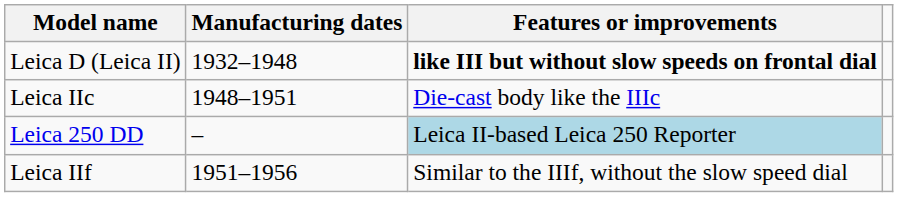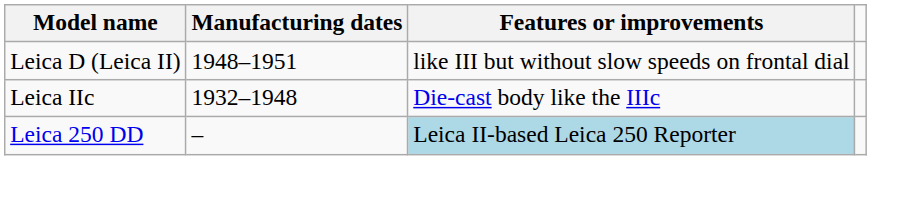(244, 60) 1932–1948 -> (244, 60) 1948–1951
(645, 60) bold -> (631, 60) normal
(244, 97) 1948–1951 -> (244, 97) 1932–1948
- row: (51, 172)
